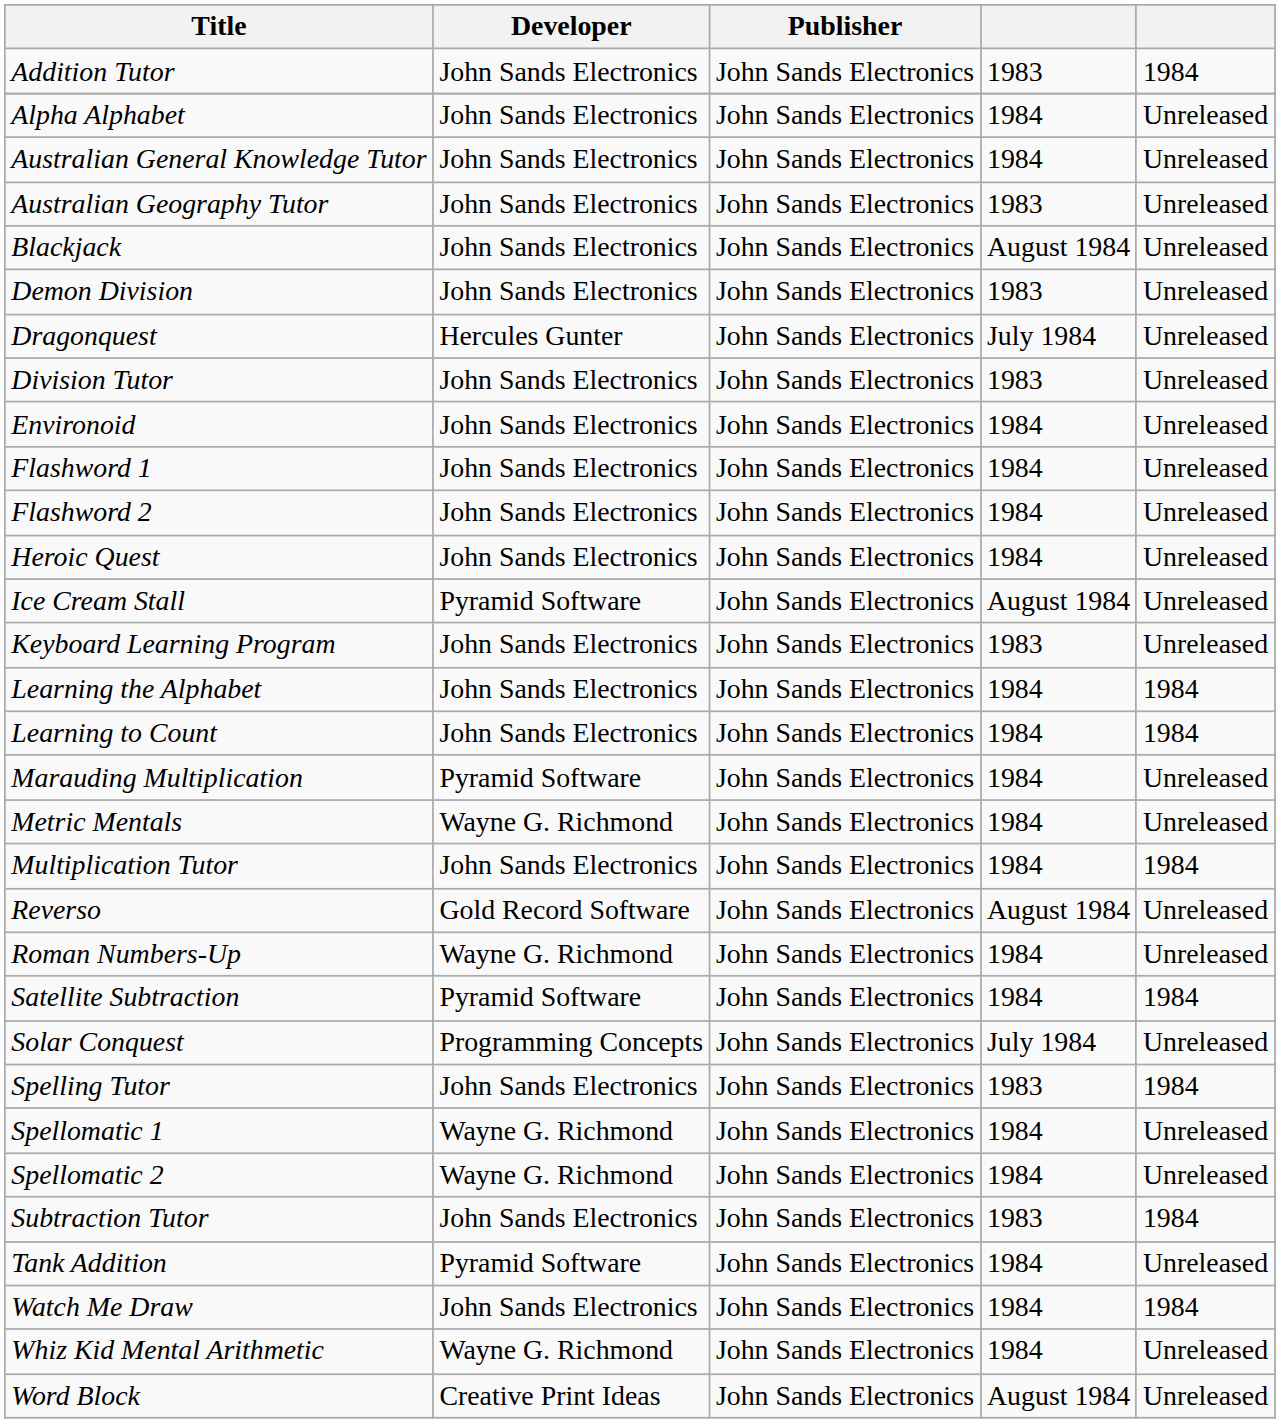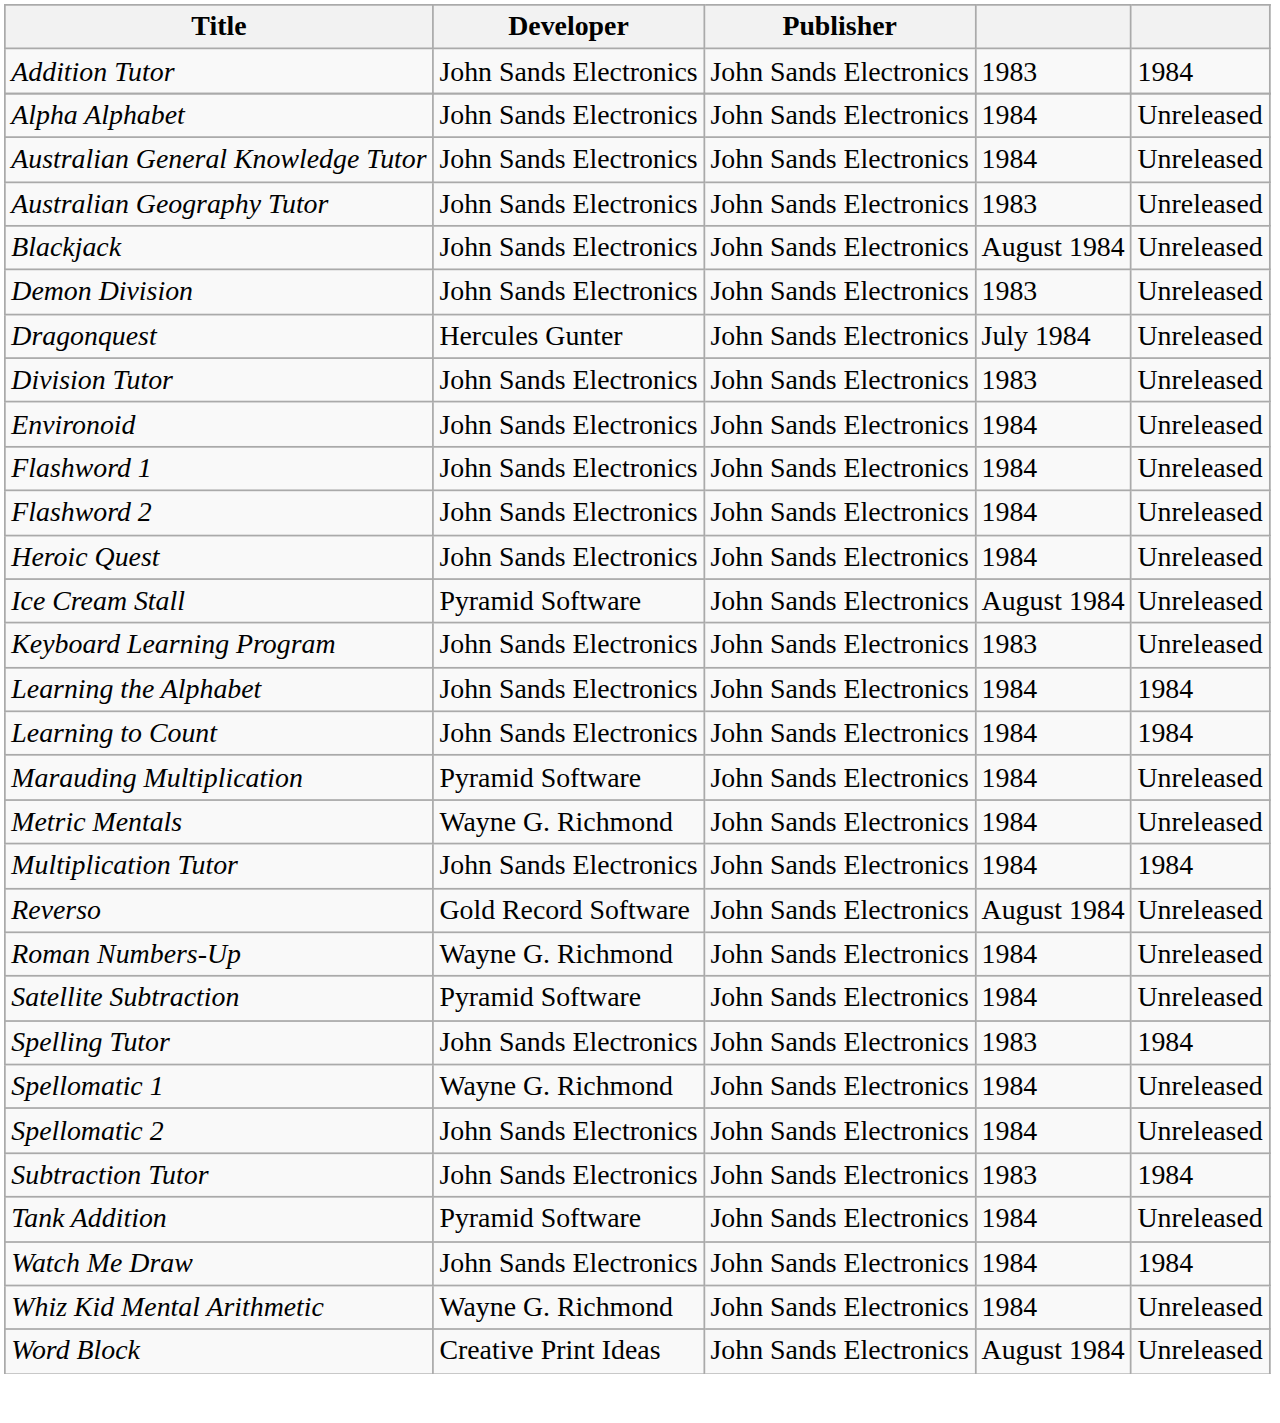(1171, 997) 1984 -> (1200, 997) Unreleased
- row: (98, 1042)
(556, 1174) Wayne G. Richmond -> (569, 1130) John Sands Electronics
